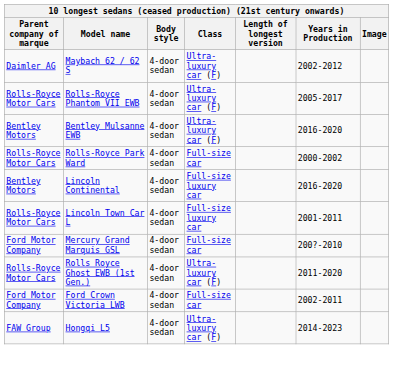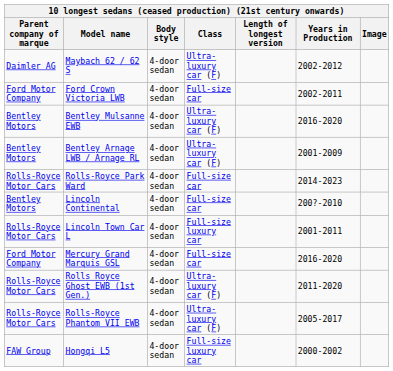rows swapped: (103, 98) <-> (95, 300)
+ row: (103, 153)
(320, 158) 2000-2002 -> (320, 181) 2014-2023
(209, 186) Full-size luxury car -> (209, 204) Full-size car
(320, 186) 2016-2020 -> (320, 204) 200?-2010
(320, 245) 200?-2010 -> (320, 259) 2016-2020
(204, 328) Ultra-luxury car (F) -> (209, 351) Full-size luxury car
(320, 328) 2014-2023 -> (320, 351) 2000-2002
